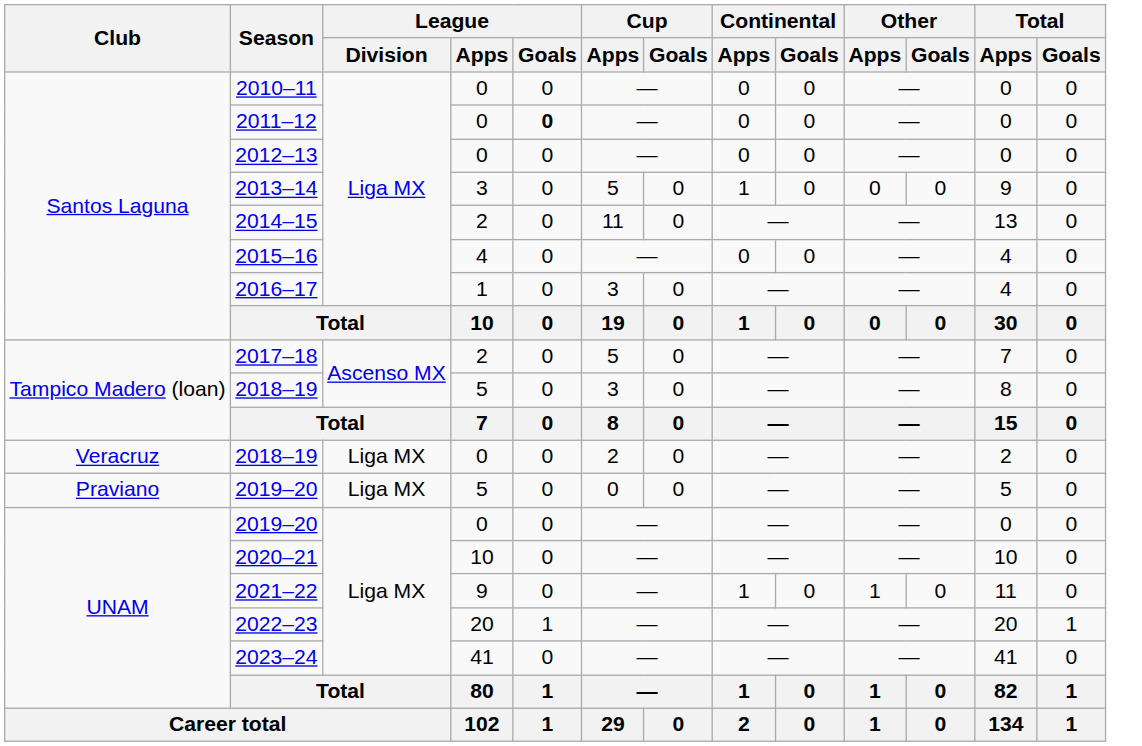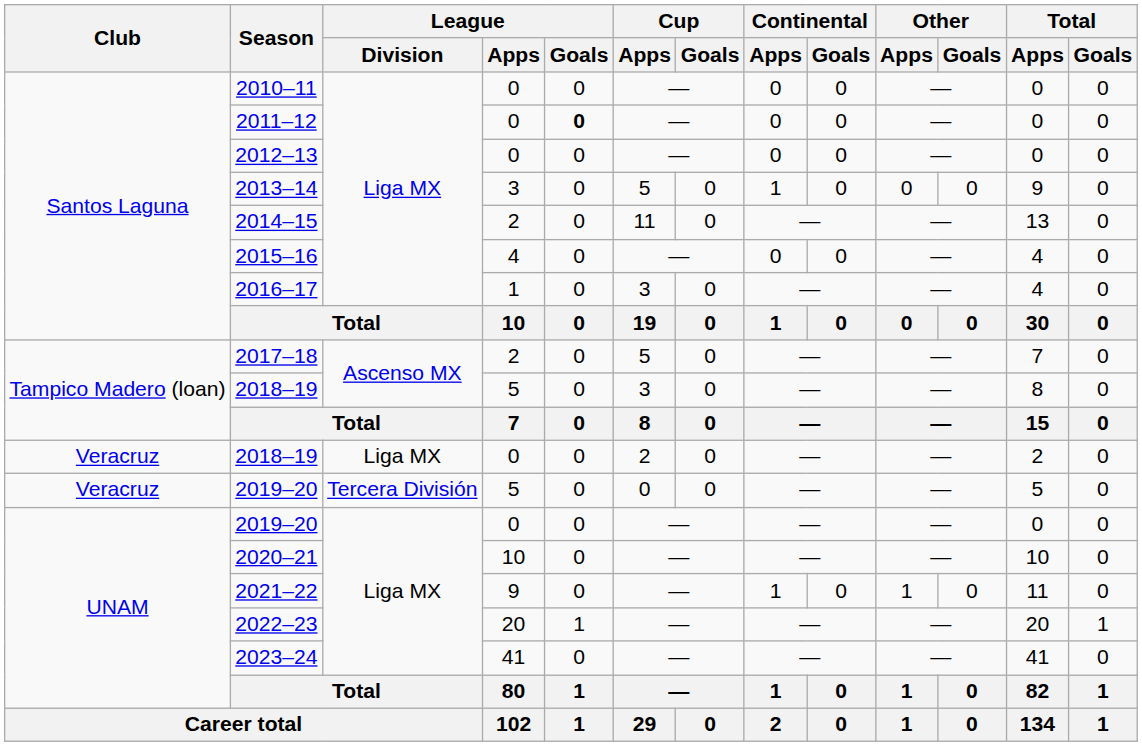(118, 490) Praviano -> (118, 490) Veracruz
(387, 490) Liga MX -> (402, 490) Tercera División
